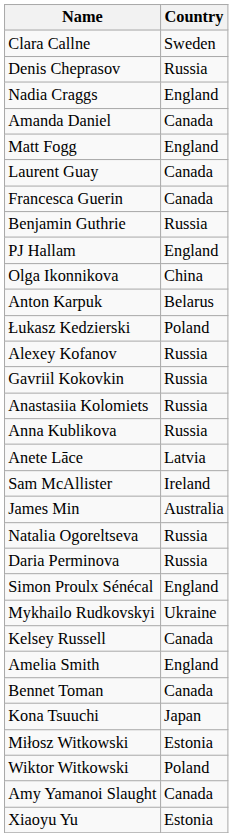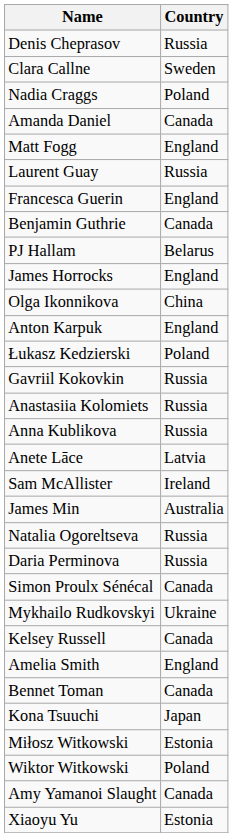rows swapped: (49, 43) <-> (64, 69)
(191, 95) England -> (187, 95) Poland
(189, 172) Canada -> (186, 172) Russia
(189, 198) Canada -> (191, 198) England
(186, 224) Russia -> (189, 224) Canada
(191, 250) England -> (189, 250) Belarus
+ row: (61, 276)
(189, 302) Belarus -> (191, 328) England
- row: (62, 353)
(191, 586) England -> (189, 586) Canada
